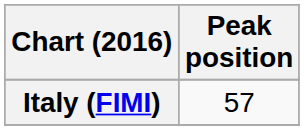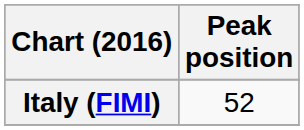(239, 102) 57 -> (239, 102) 52
